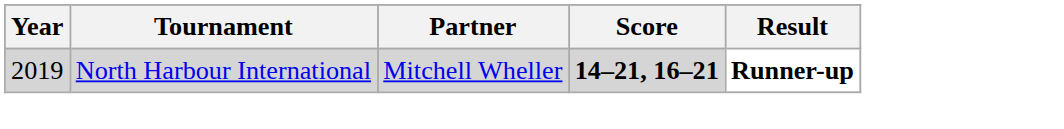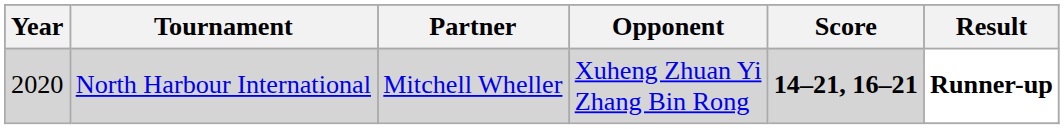+ column: (668, 26)
(37, 69) 2019 -> (37, 85) 2020
